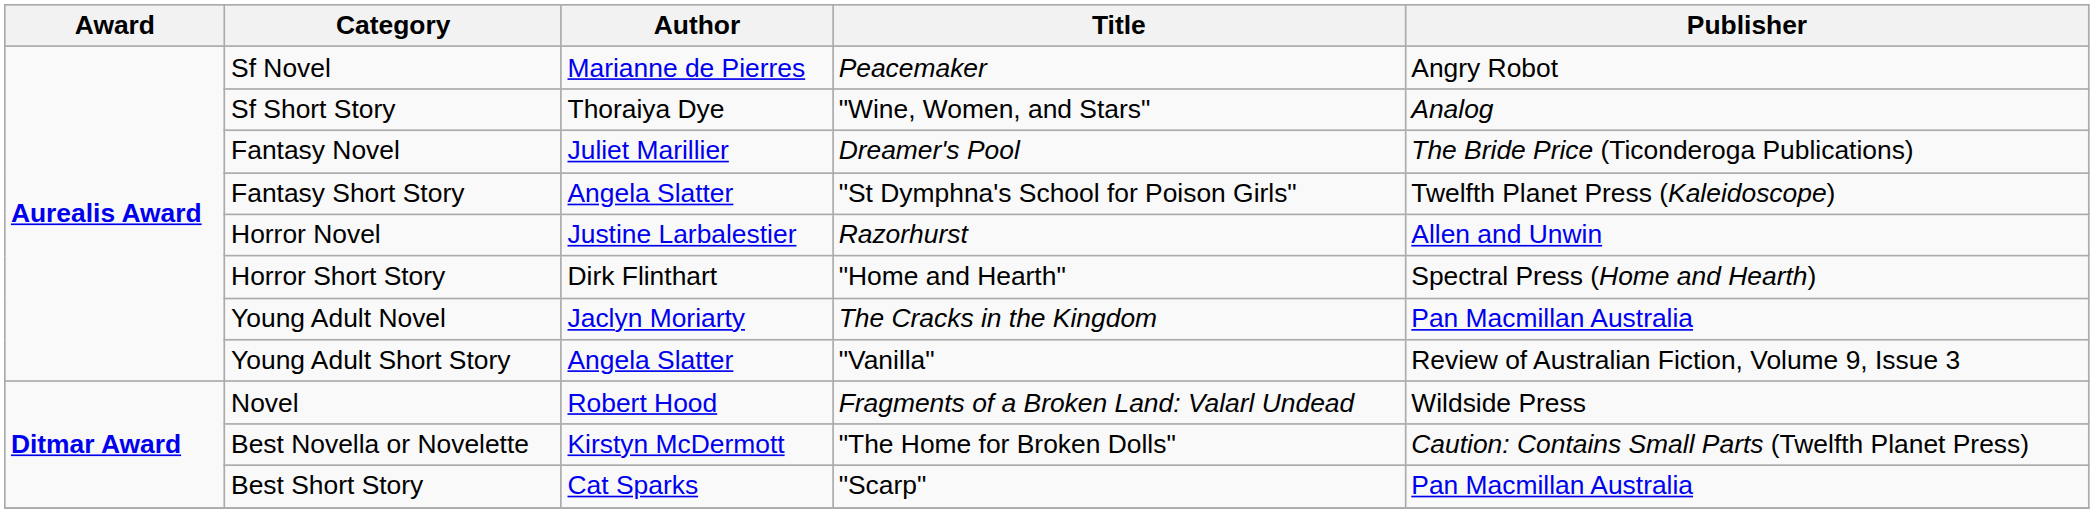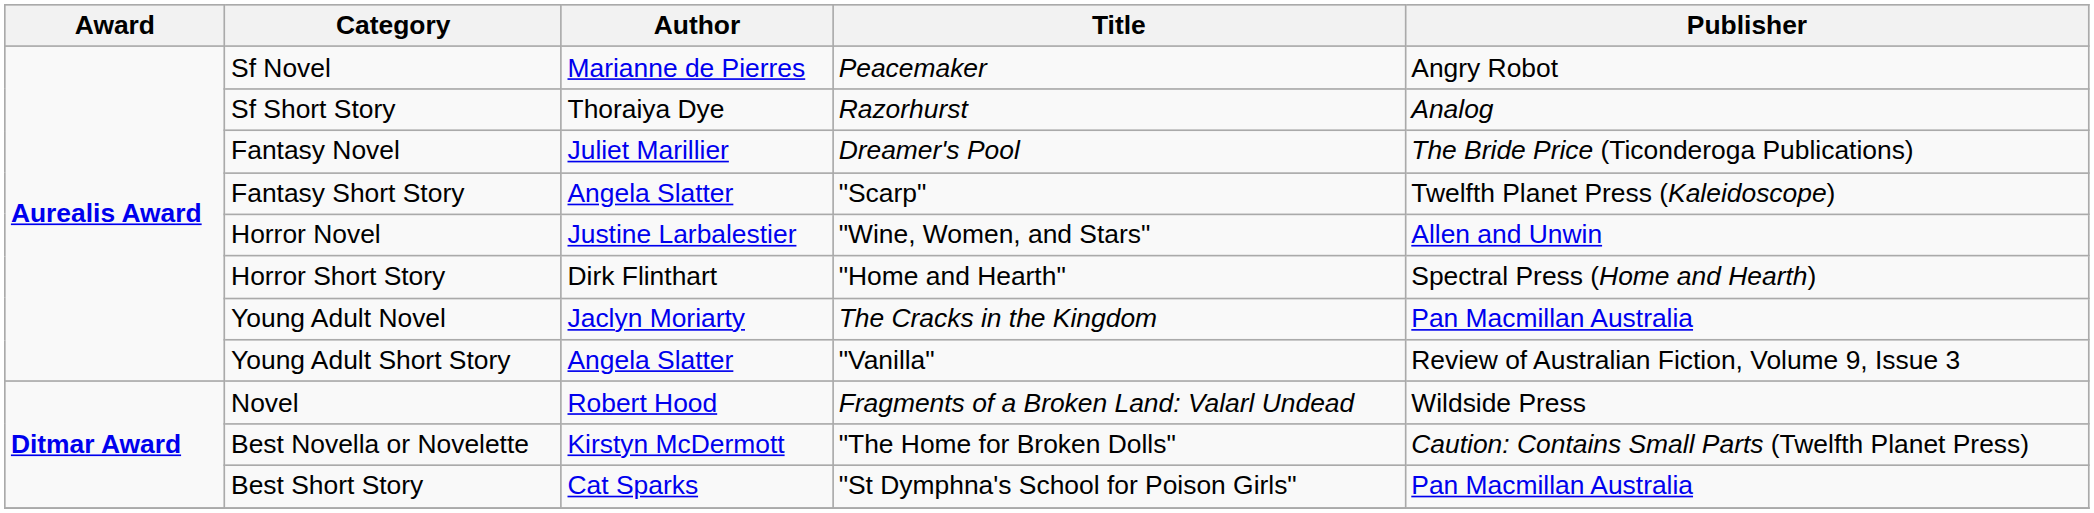(995, 109) "Wine, Women, and Stars" -> (903, 109) Razorhurst
(1068, 192) "St Dymphna's School for Poison Girls" -> (882, 192) "Scarp"
(903, 234) Razorhurst -> (995, 234) "Wine, Women, and Stars"
(882, 485) "Scarp" -> (1068, 485) "St Dymphna's School for Poison Girls"
